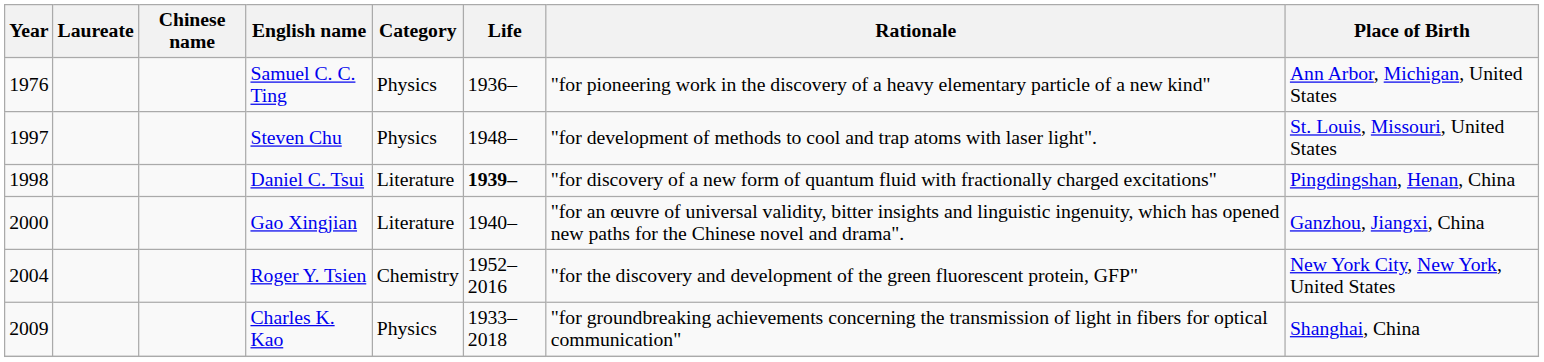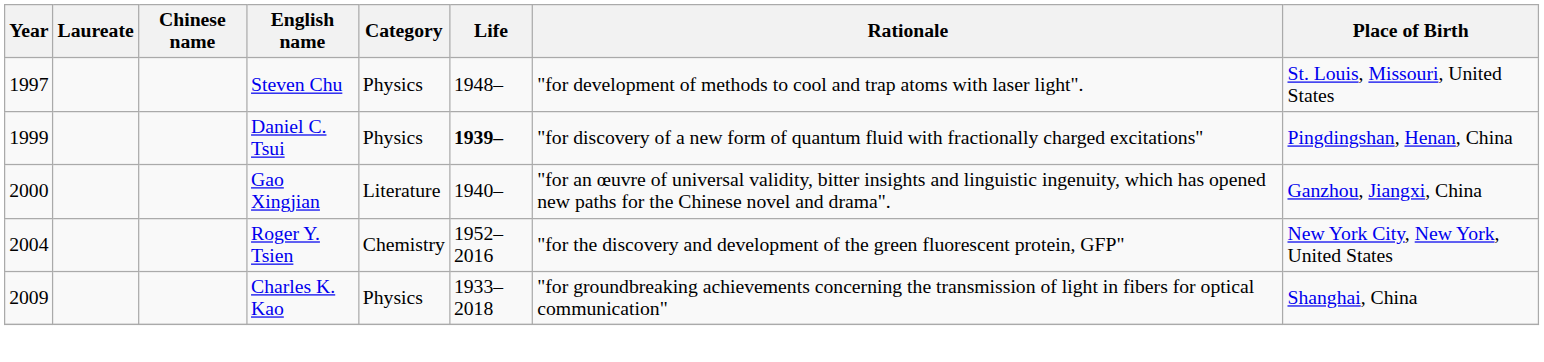- row: (303, 84)
(29, 180) 1998 -> (29, 137) 1999
(416, 180) Literature -> (393, 137) Physics
